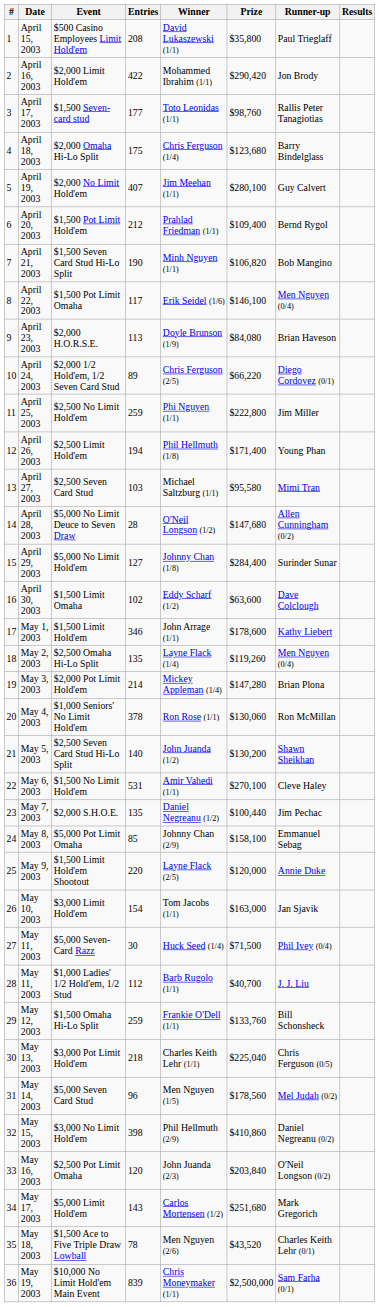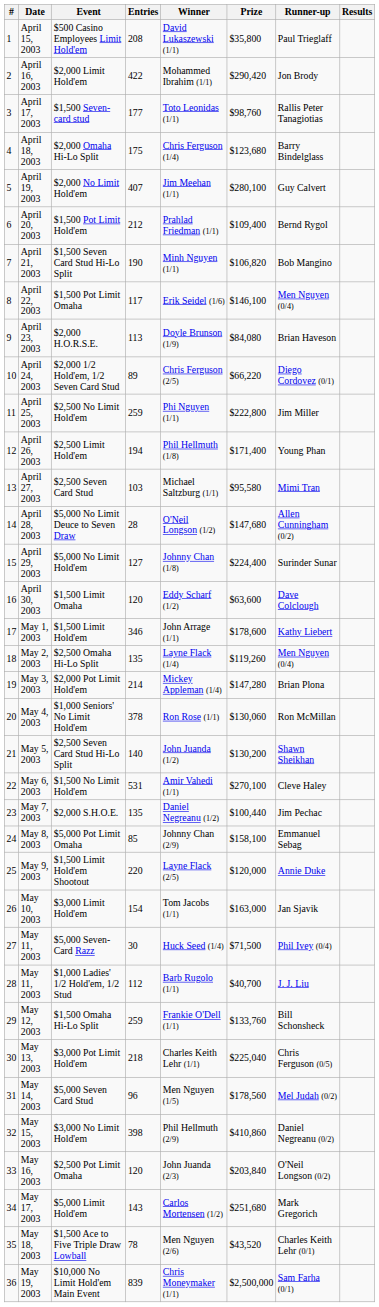(248, 562) $284,400 -> (248, 562) $224,400
(135, 600) 102 -> (135, 600) 120
